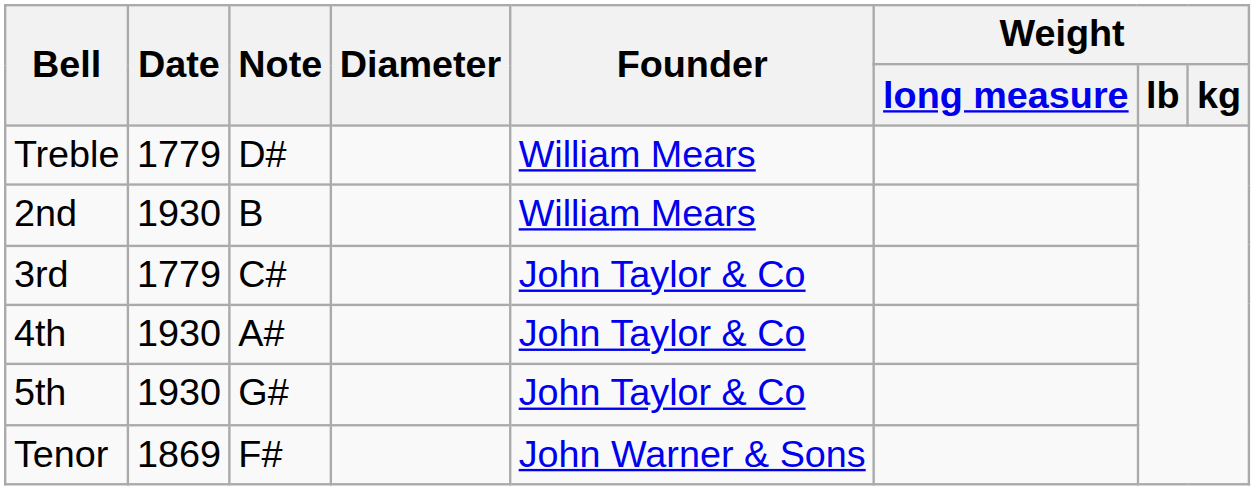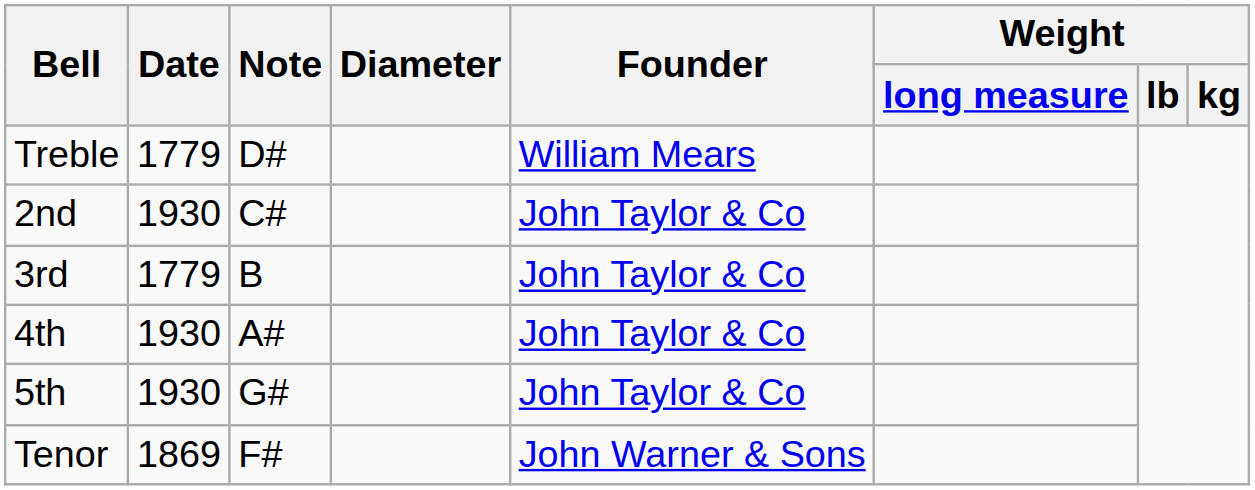(251, 214) B -> (262, 214) C#
(637, 214) William Mears -> (662, 214) John Taylor & Co
(262, 273) C# -> (251, 273) B
